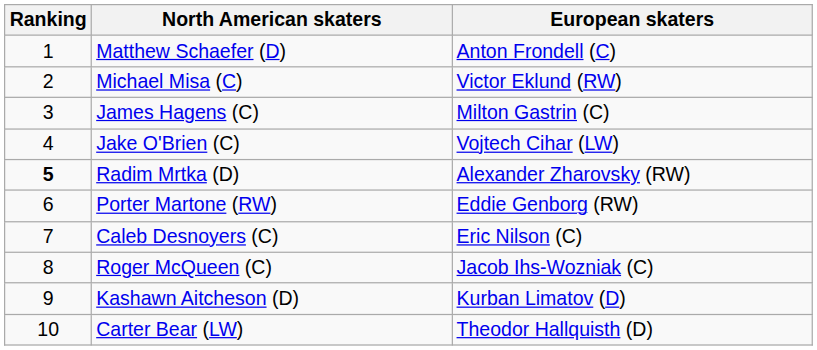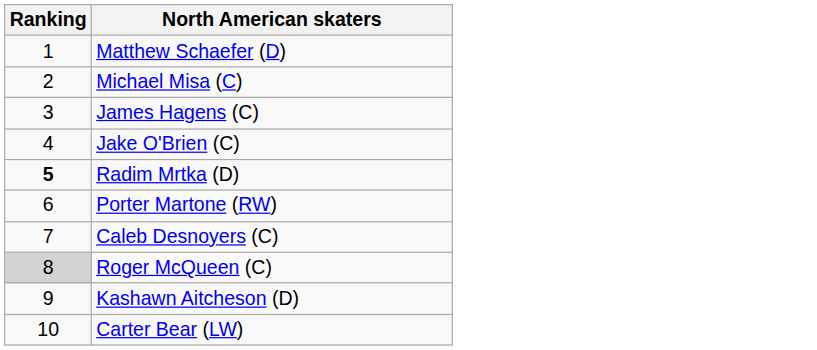- column: (632, 19)
(48, 267) no background -> (48, 267) lightgrey background
